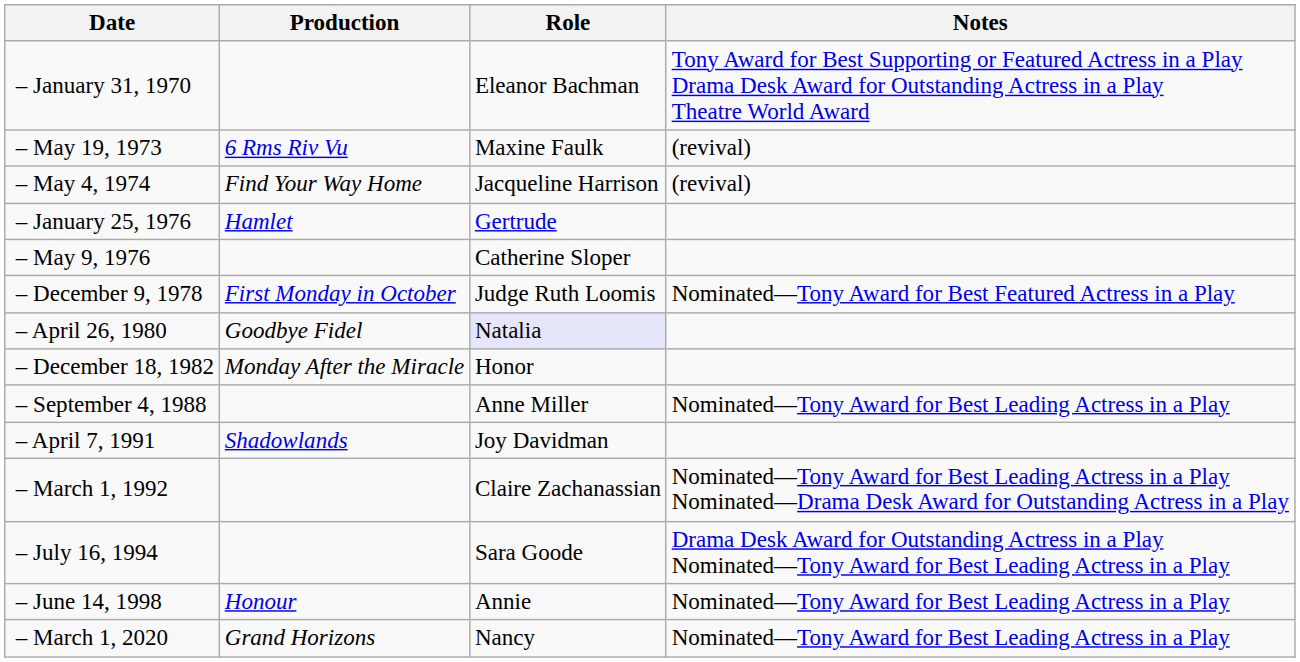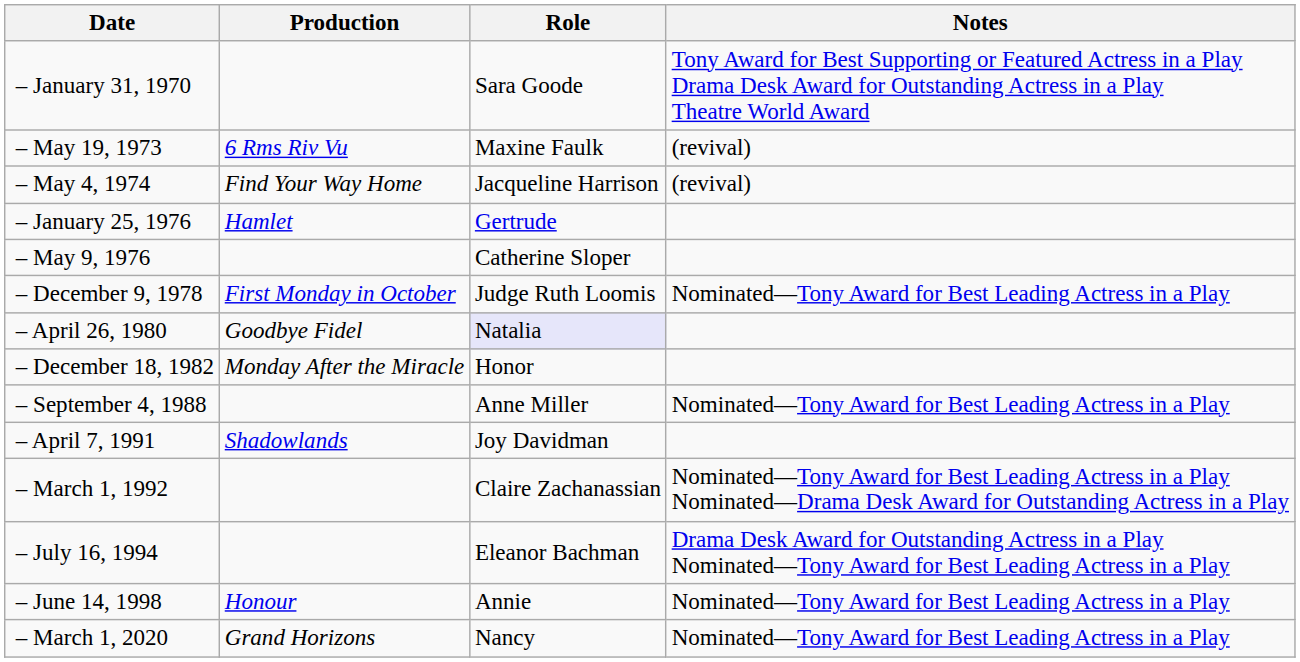(557, 85) Eleanor Bachman -> (529, 85) Sara Goode
(953, 293) Nominated—Tony Award for Best Featured Actress in a Play -> (951, 293) Nominated—Tony Award for Best Leading Actress in a Play
(529, 551) Sara Goode -> (557, 551) Eleanor Bachman
